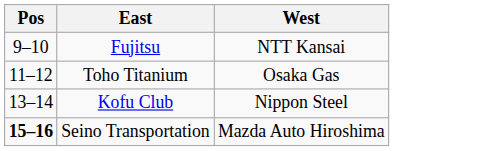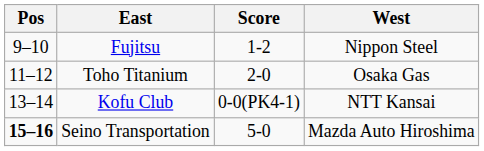+ column: (259, 18)
(301, 46) NTT Kansai -> (391, 46) Nippon Steel
(301, 103) Nippon Steel -> (391, 103) NTT Kansai
